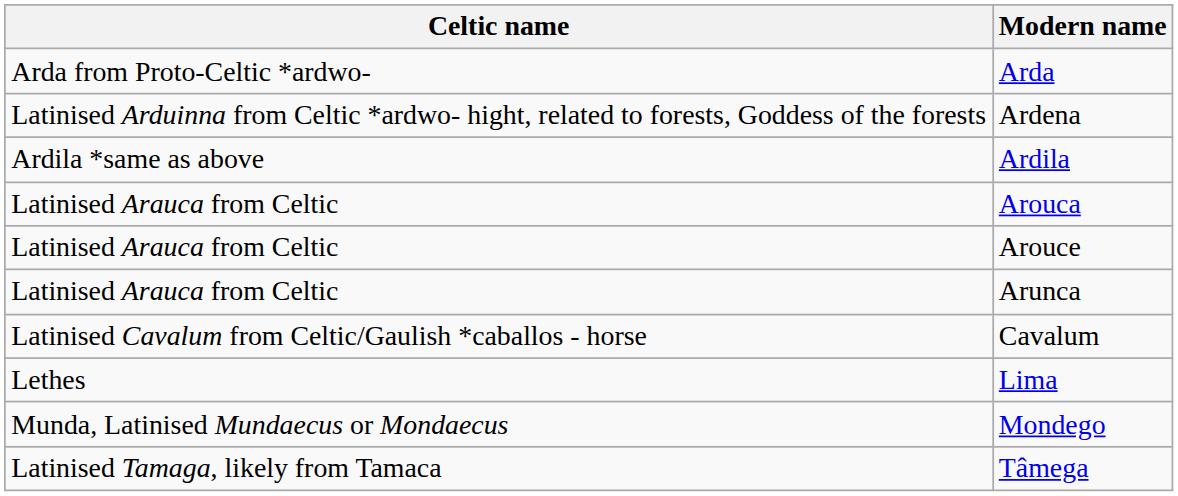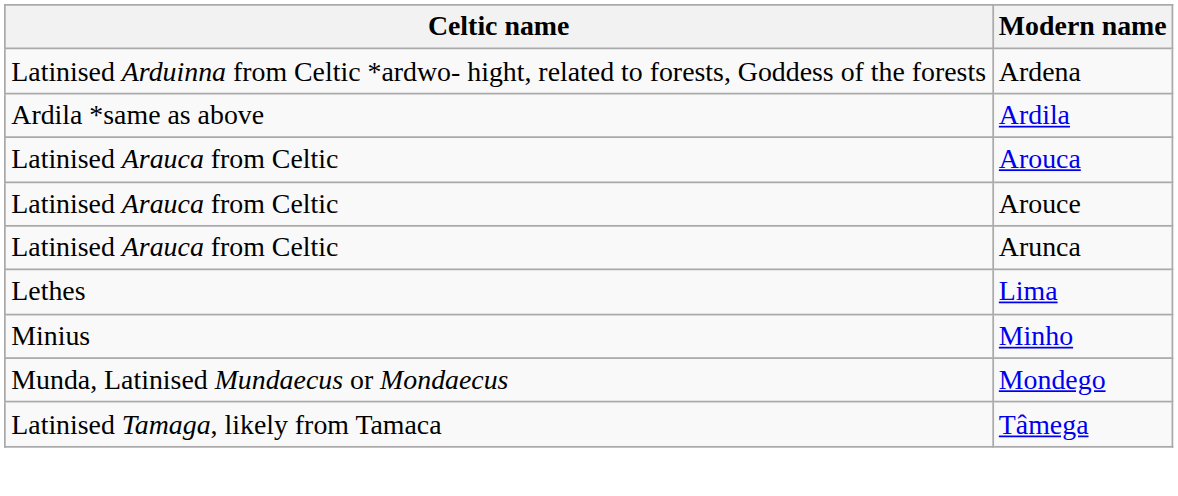- row: (1027, 70)
- row: (1049, 335)
+ row: (1036, 335)
